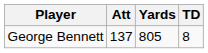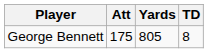(121, 36) 137 -> (121, 36) 175
